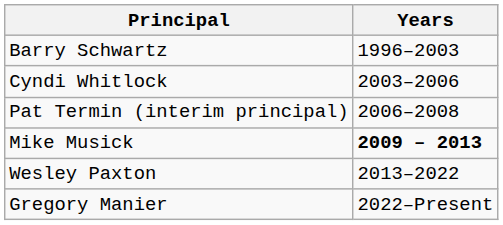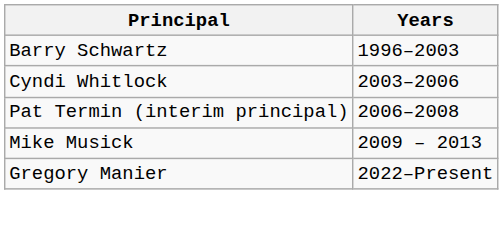(420, 143) bold -> (420, 143) normal
- row: (83, 174)
